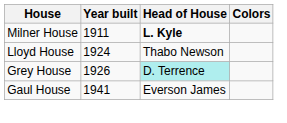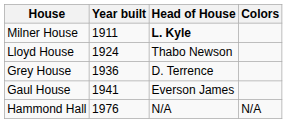(97, 71) 1926 -> (105, 71) 1936
(174, 71) paleturquoise background -> (182, 71) no background
+ row: (47, 109)
